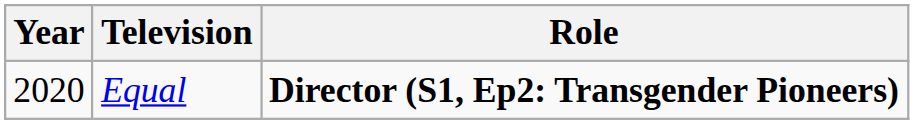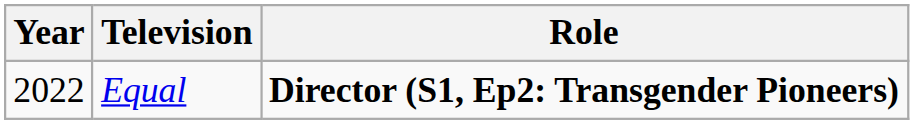(49, 89) 2020 -> (49, 89) 2022
